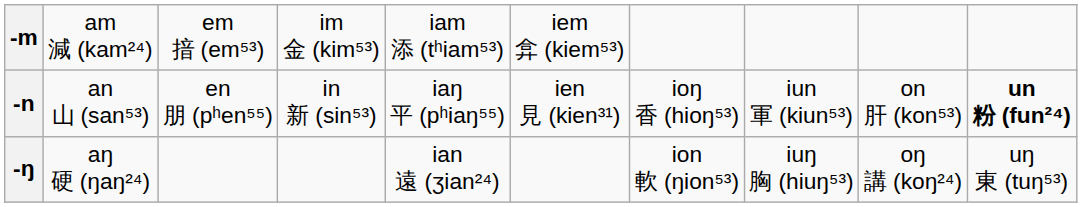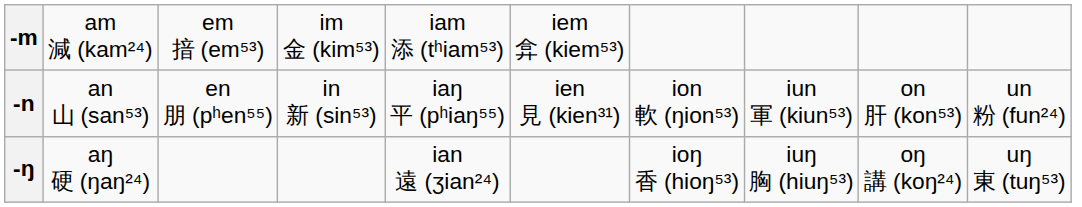(687, 101) ioŋ 香 (hioŋ⁵³) -> (687, 101) ion 軟 (ŋion⁵³)
(1022, 101) bold -> (1019, 101) normal
(687, 167) ion 軟 (ŋion⁵³) -> (687, 167) ioŋ 香 (hioŋ⁵³)
